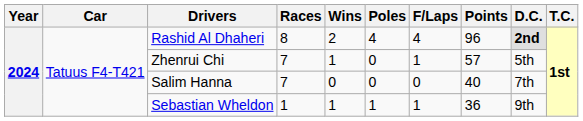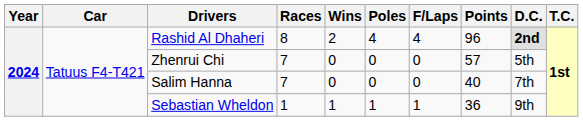(332, 61) 1 -> (332, 61) 0
(417, 61) 1 -> (417, 61) 0
